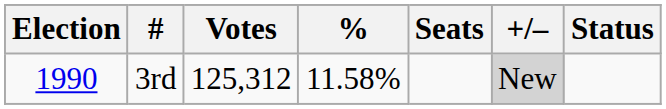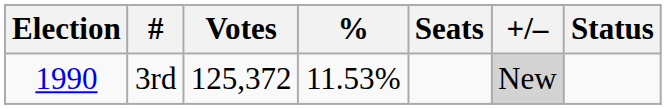(241, 78) 125,312 -> (241, 78) 125,372
(353, 78) 11.58% -> (353, 78) 11.53%
